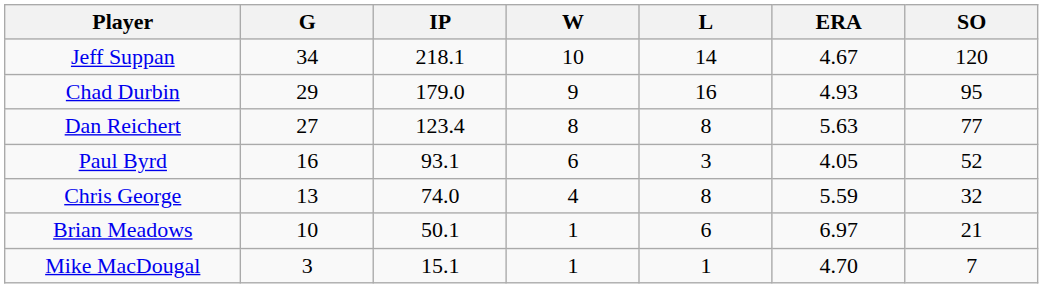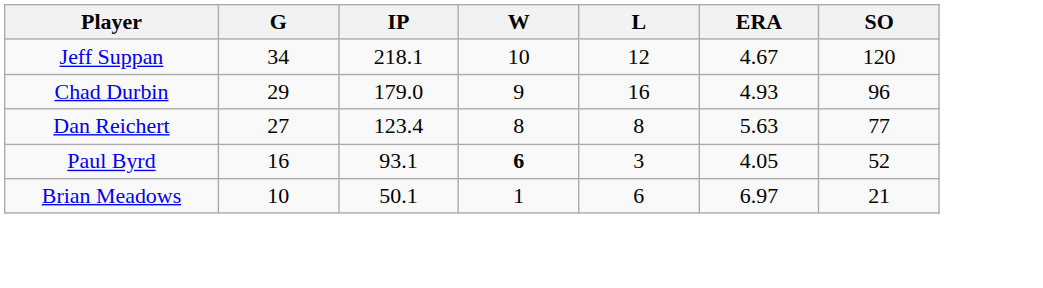(706, 56) 14 -> (639, 56) 12
(972, 91) 95 -> (879, 91) 96
(573, 160) normal -> (519, 160) bold
- row: (123, 195)
- row: (123, 265)
